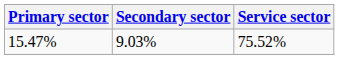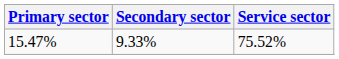(136, 41) 9.03% -> (136, 41) 9.33%
